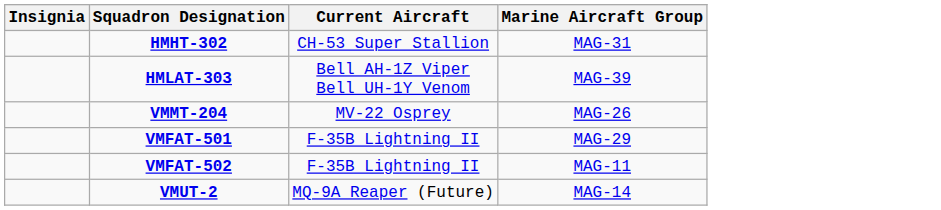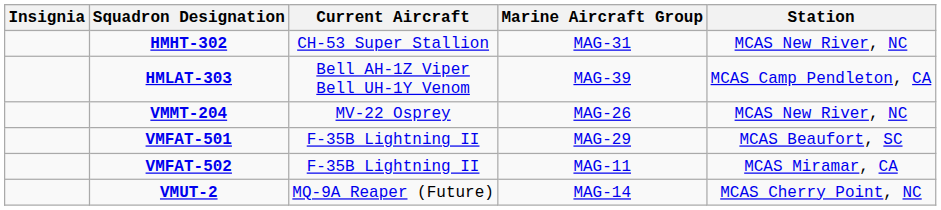+ column: (821, 18)
